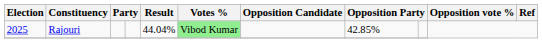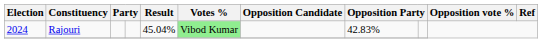(17, 29) 2025 -> (17, 29) 2024
(159, 29) 44.04% -> (159, 29) 45.04%
(363, 29) 42.85% -> (363, 29) 42.83%
